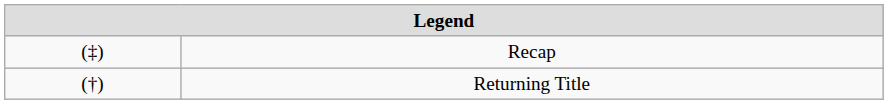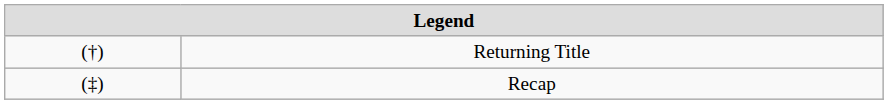rows swapped: (532, 83) <-> (532, 51)
